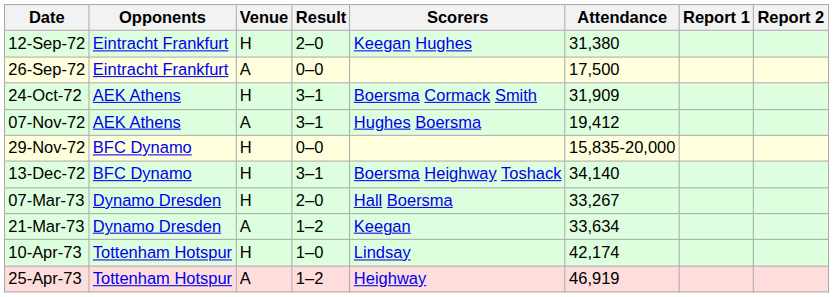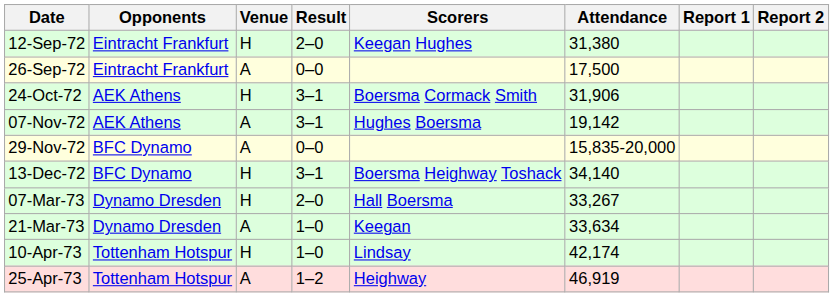(594, 95) 31,909 -> (594, 95) 31,906
(594, 122) 19,412 -> (594, 122) 19,142
(246, 148) H -> (245, 148) A
(310, 226) 1–2 -> (310, 226) 1–0
